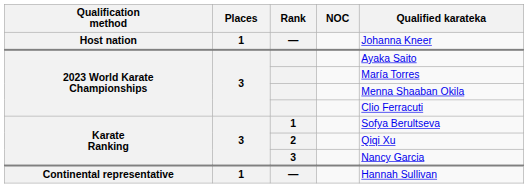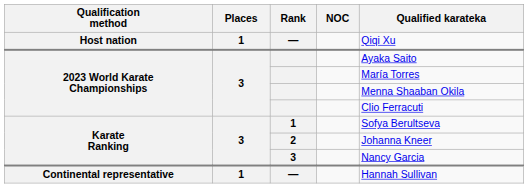(397, 40) Johanna Kneer -> (378, 40) Qiqi Xu
(378, 141) Qiqi Xu -> (397, 141) Johanna Kneer
